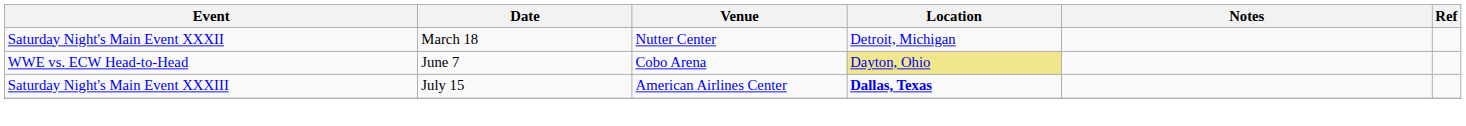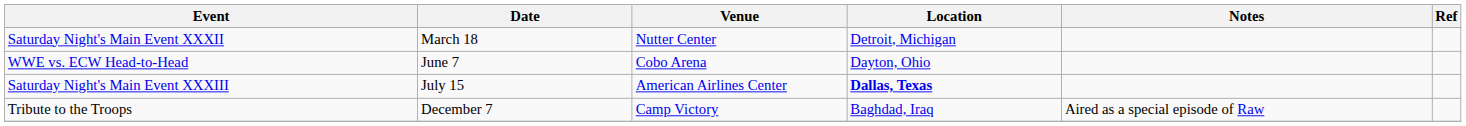(890, 62) khaki background -> (890, 62) no background
+ row: (70, 109)
